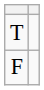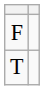rows swapped: (17, 67) <-> (17, 32)
